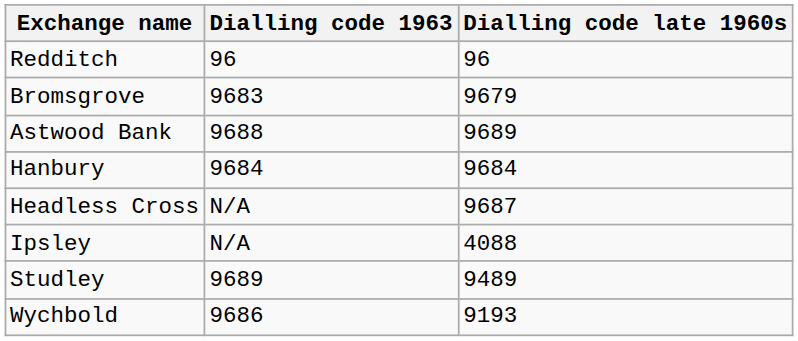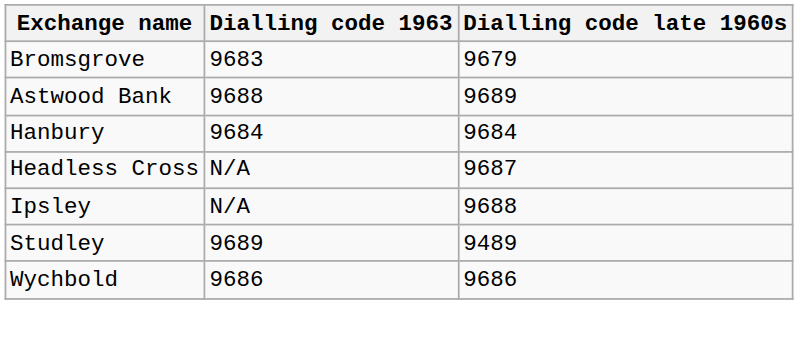- row: (64, 60)
(490, 243) 4088 -> (490, 206) 9688
(490, 316) 9193 -> (490, 280) 9686
